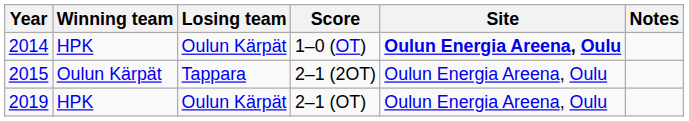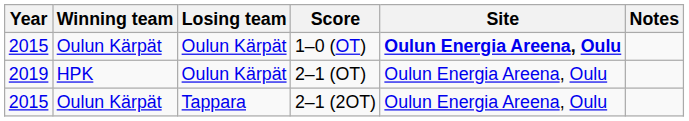(29, 46) 2014 -> (29, 46) 2015
(75, 46) HPK -> (109, 46) Oulun Kärpät
rows swapped: (335, 74) <-> (331, 101)
